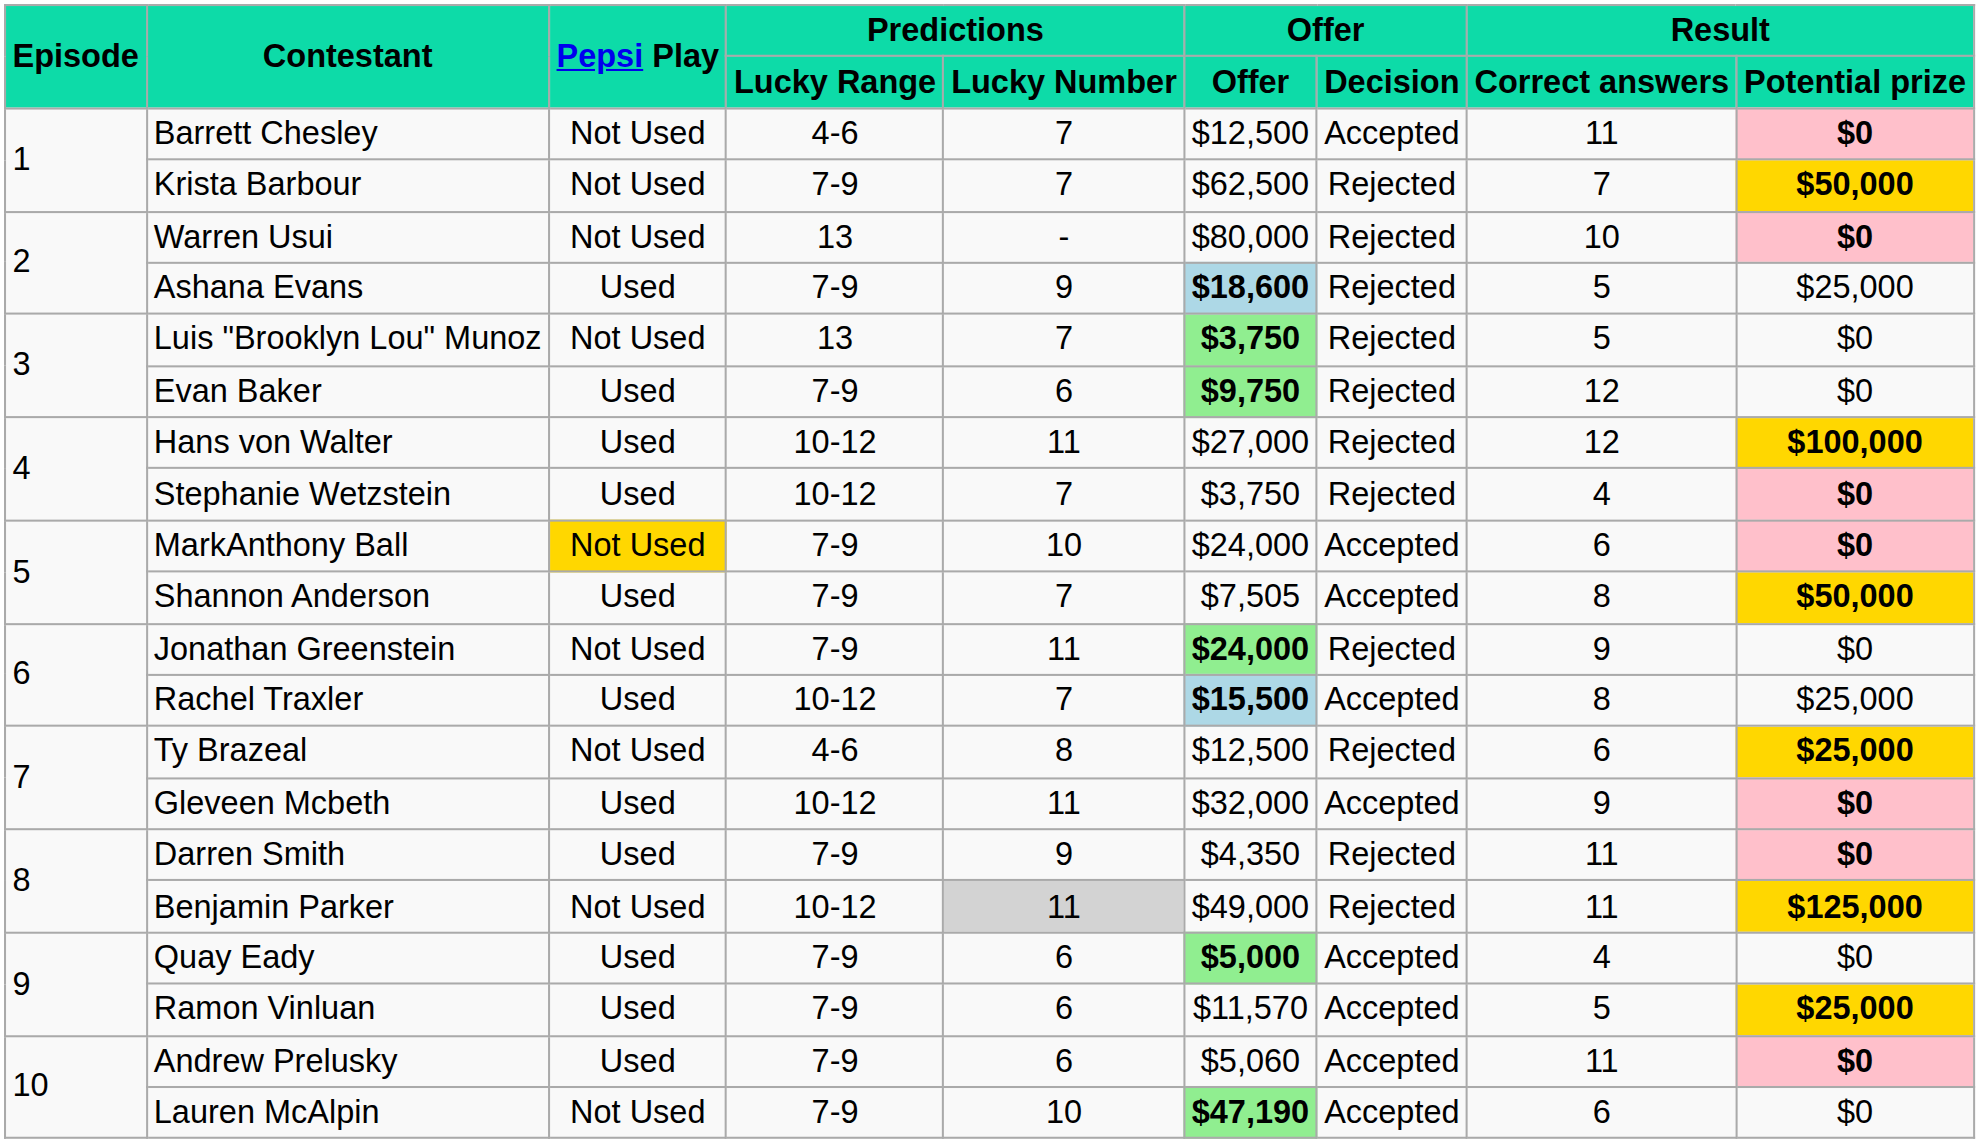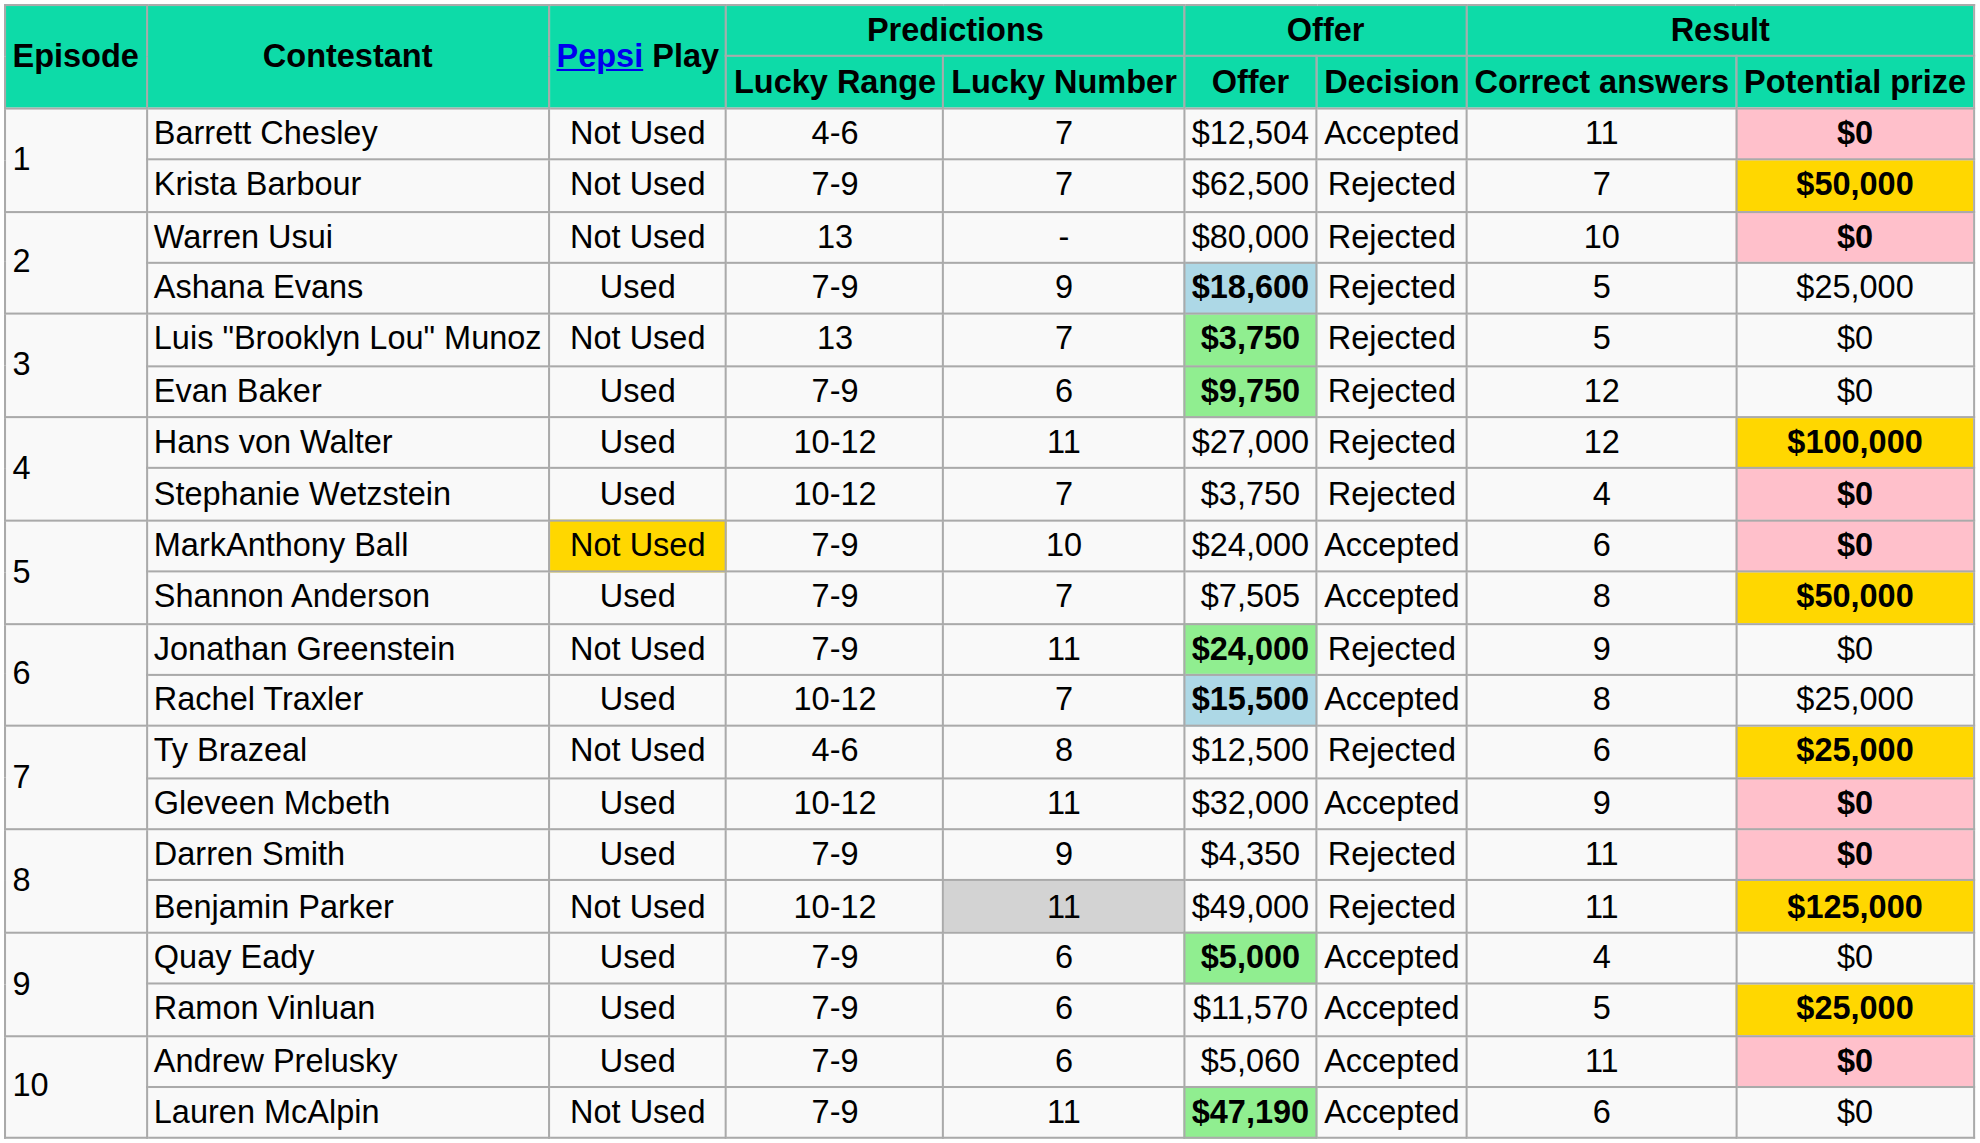(1250, 133) $12,500 -> (1250, 133) $12,504
(1064, 1111) 10 -> (1064, 1111) 11
